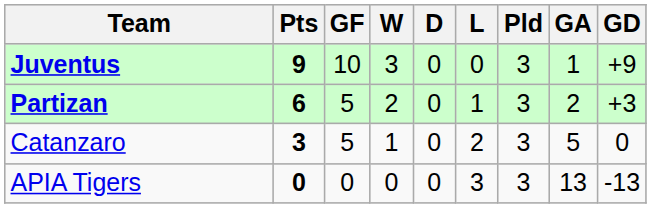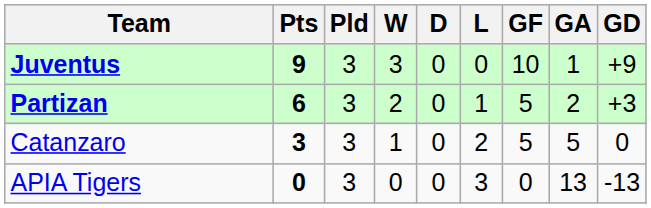columns swapped: (523, 24) <-> (347, 24)
